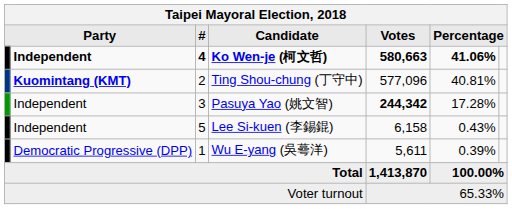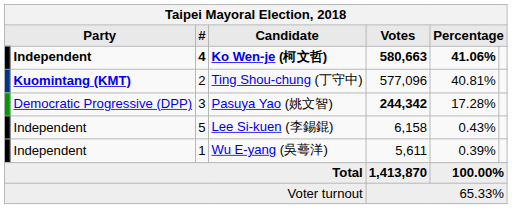(50, 104) Independent -> (103, 104) Democratic Progressive (DPP)
(103, 150) Democratic Progressive (DPP) -> (50, 150) Independent
